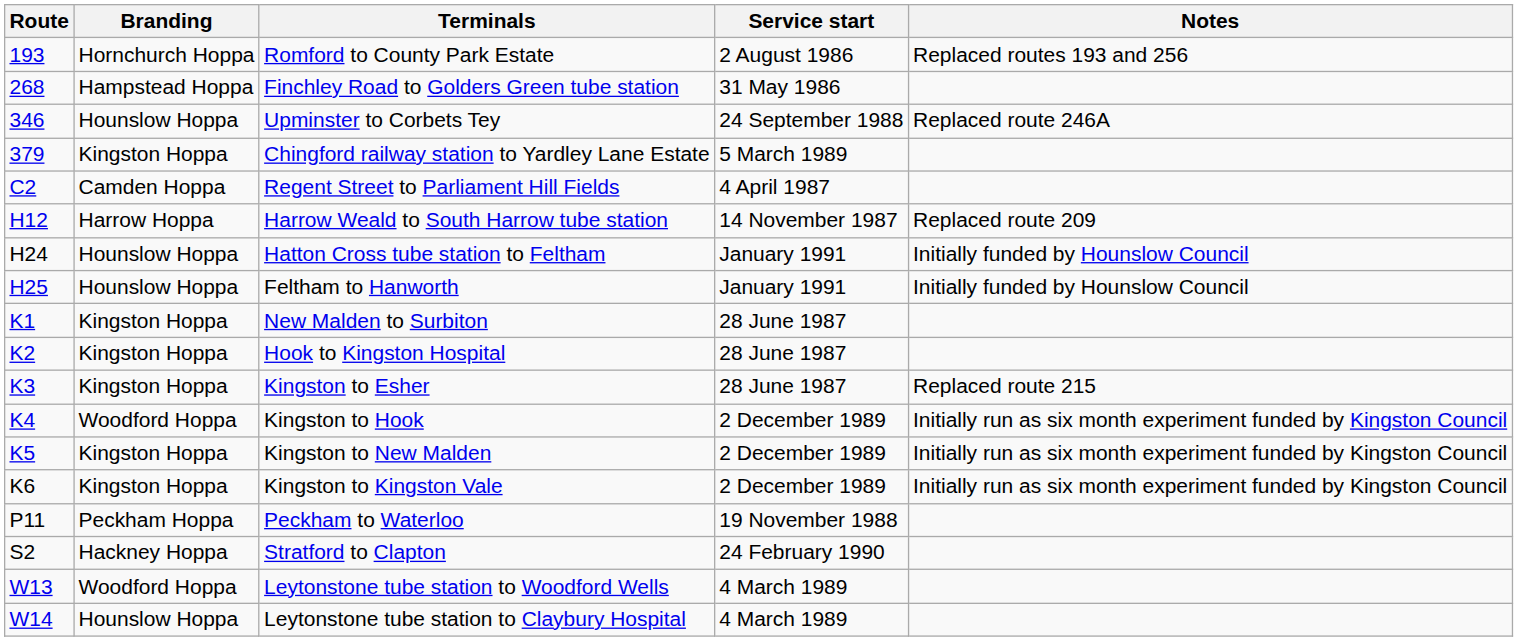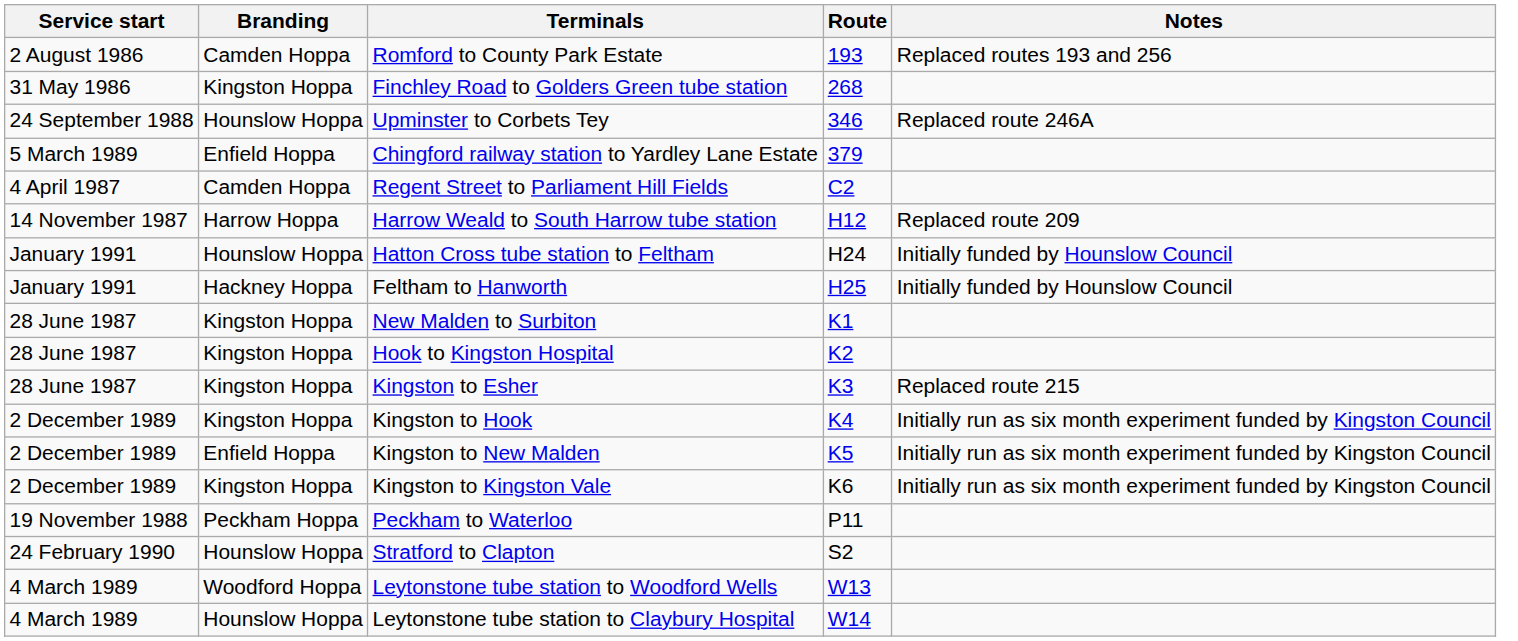columns swapped: (39, 21) <-> (811, 21)
(166, 54) Hornchurch Hoppa -> (277, 54) Camden Hoppa
(166, 87) Hampstead Hoppa -> (278, 87) Kingston Hoppa
(153, 154) Kingston Hoppa -> (269, 154) Enfield Hoppa
(158, 287) Hounslow Hoppa -> (278, 287) Hackney Hoppa
(158, 420) Woodford Hoppa -> (278, 420) Kingston Hoppa
(153, 453) Kingston Hoppa -> (269, 453) Enfield Hoppa
(153, 552) Hackney Hoppa -> (283, 552) Hounslow Hoppa
